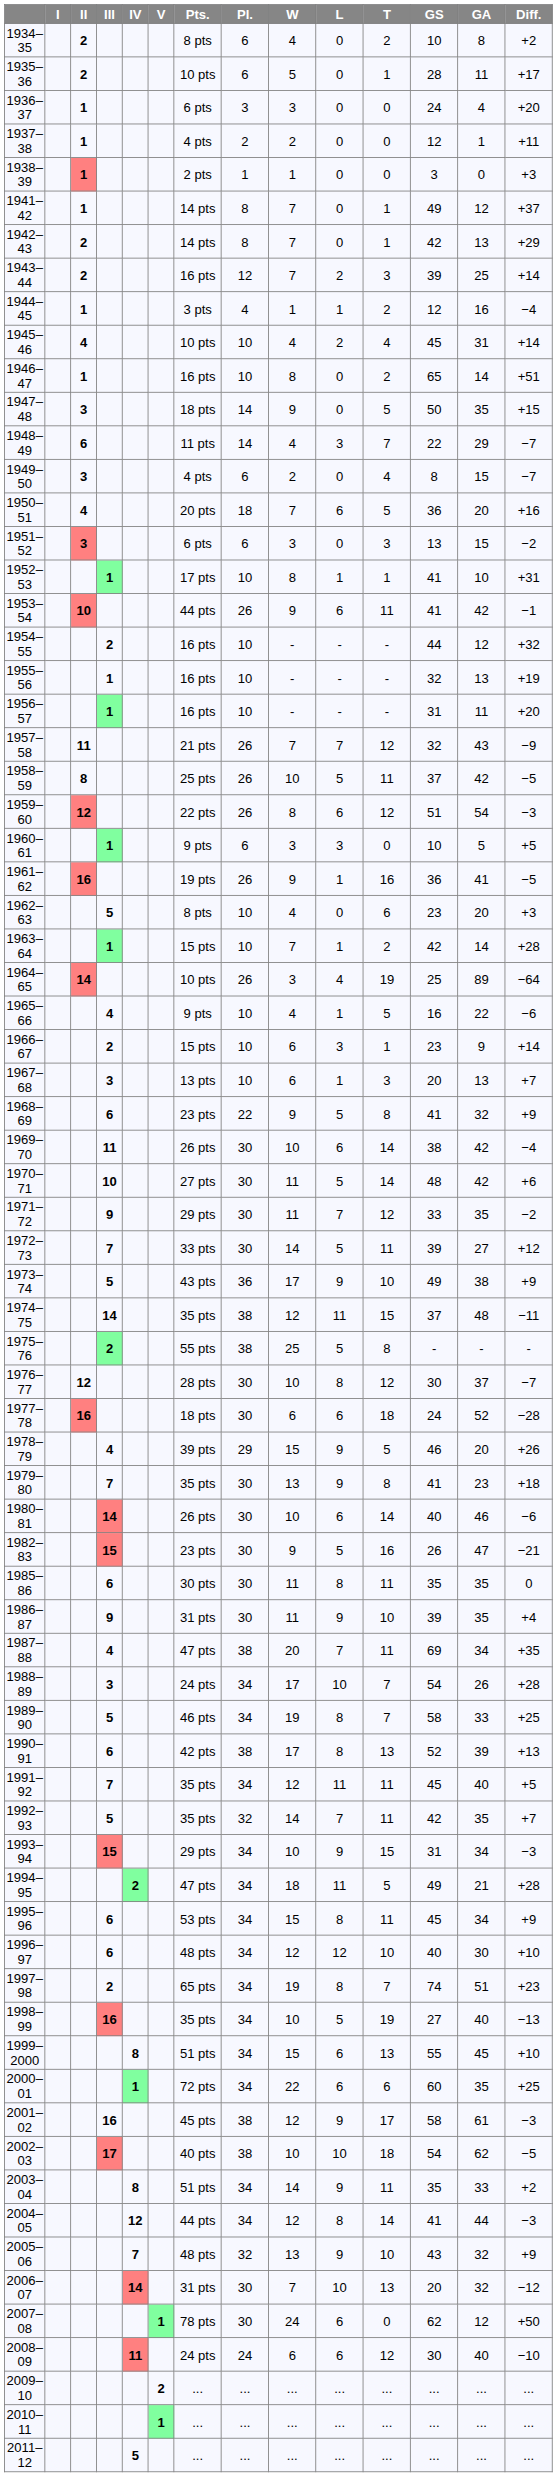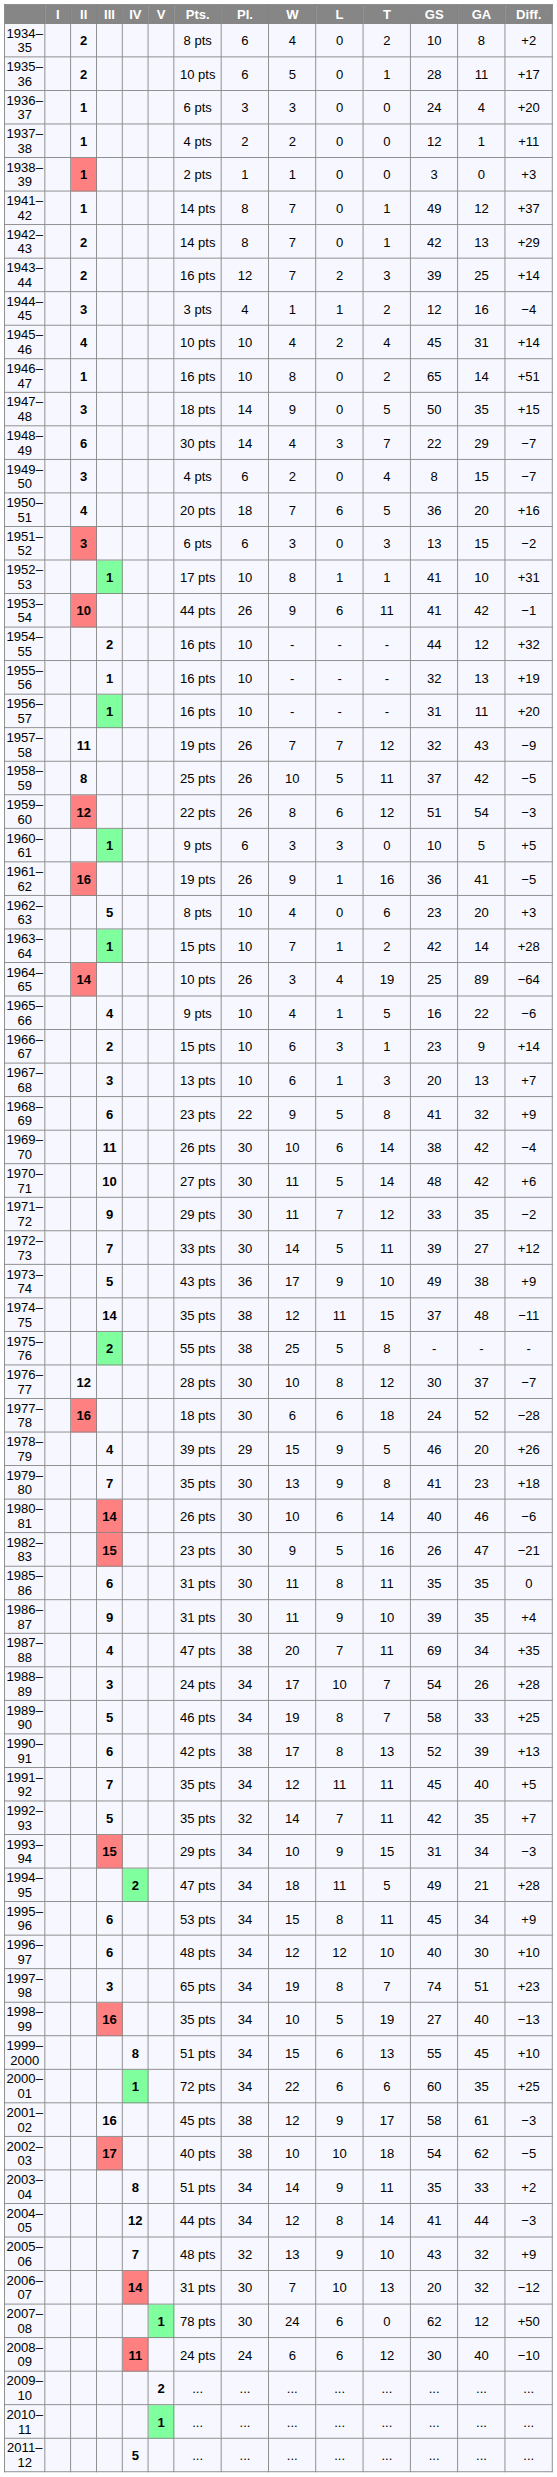(84, 308) 1 -> (84, 308) 3
(198, 443) 11 pts -> (198, 443) 30 pts
(198, 744) 21 pts -> (198, 744) 19 pts
(198, 1583) 30 pts -> (198, 1583) 31 pts
(110, 1985) 2 -> (110, 1985) 3
